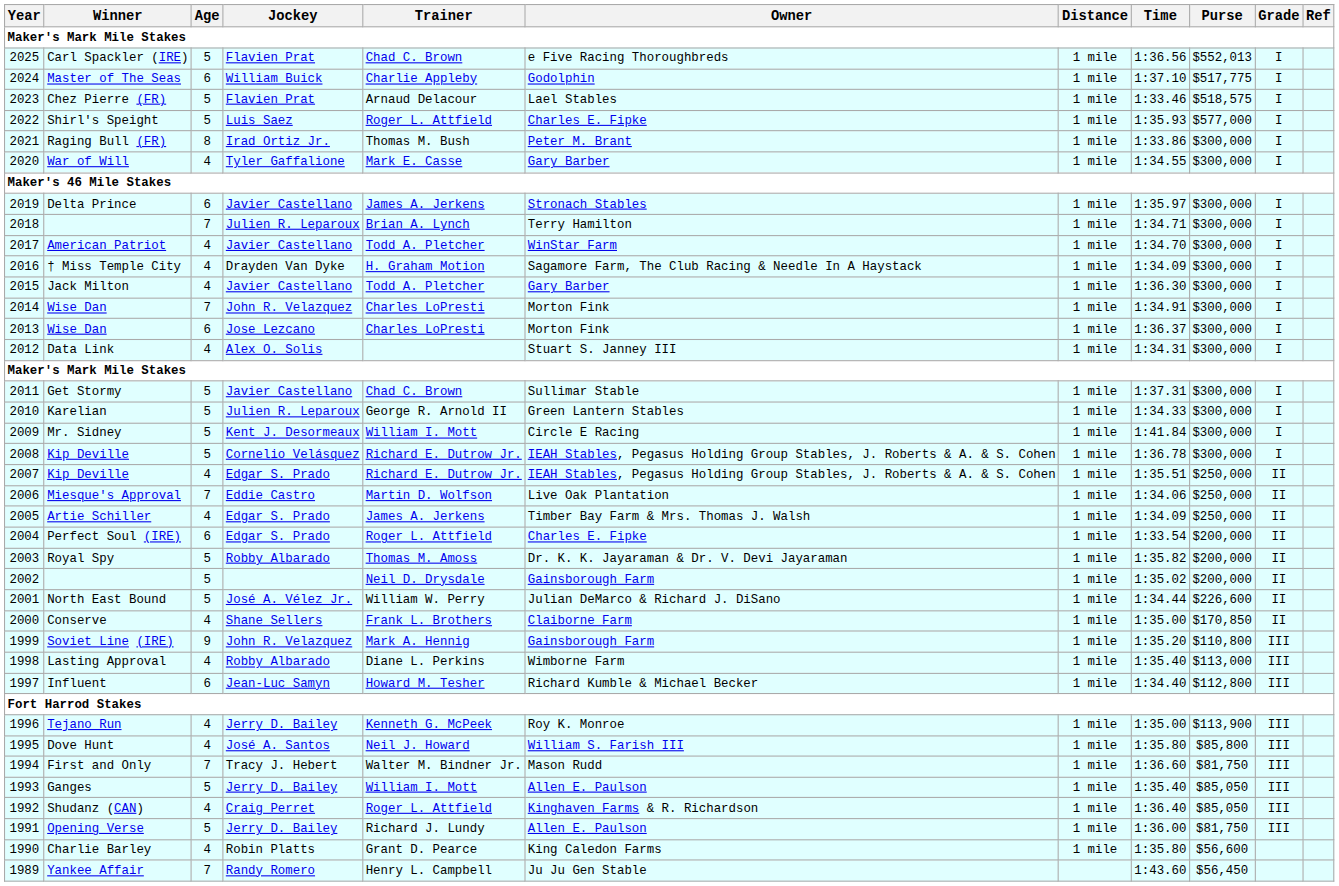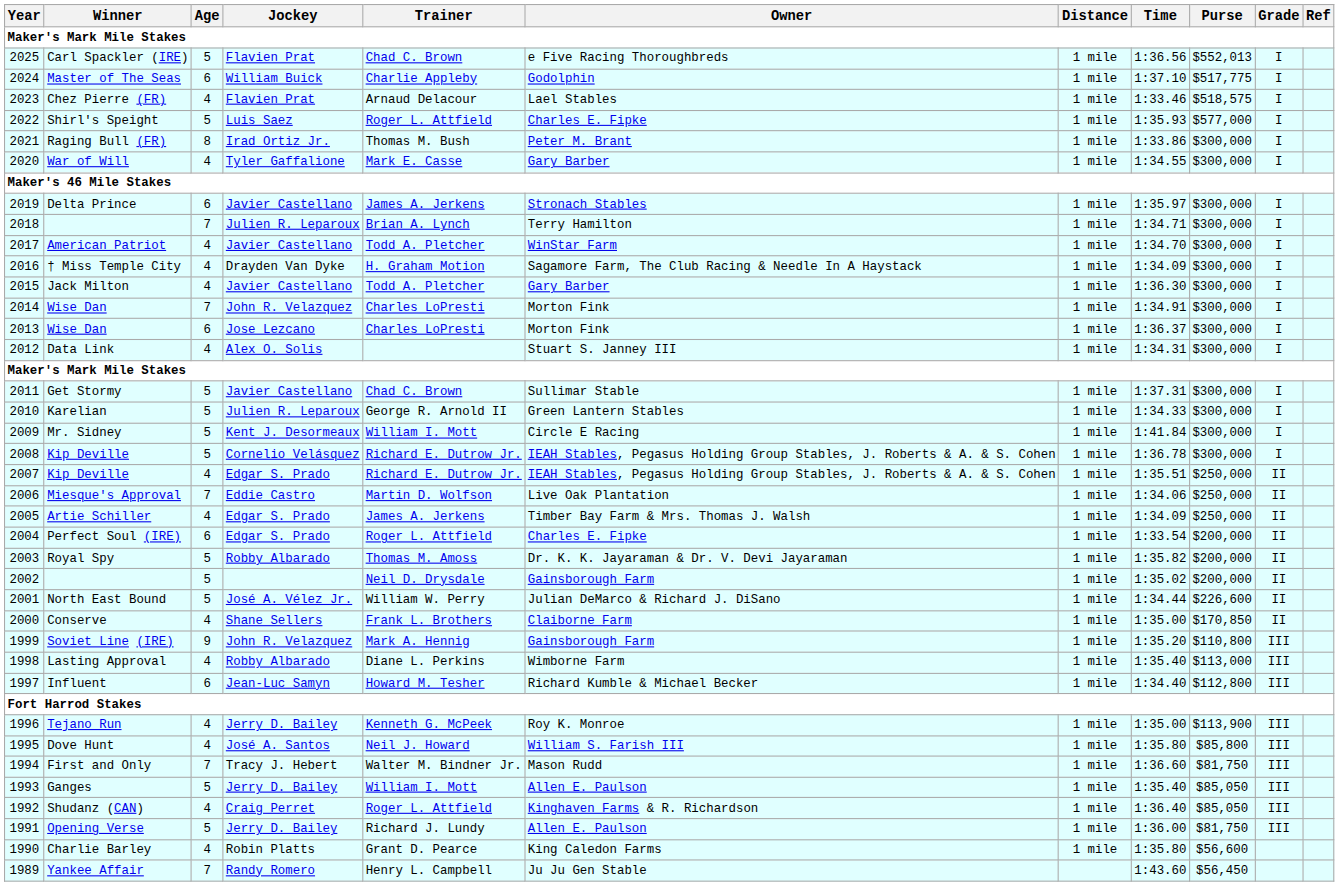(207, 100) 5 -> (207, 100) 4
